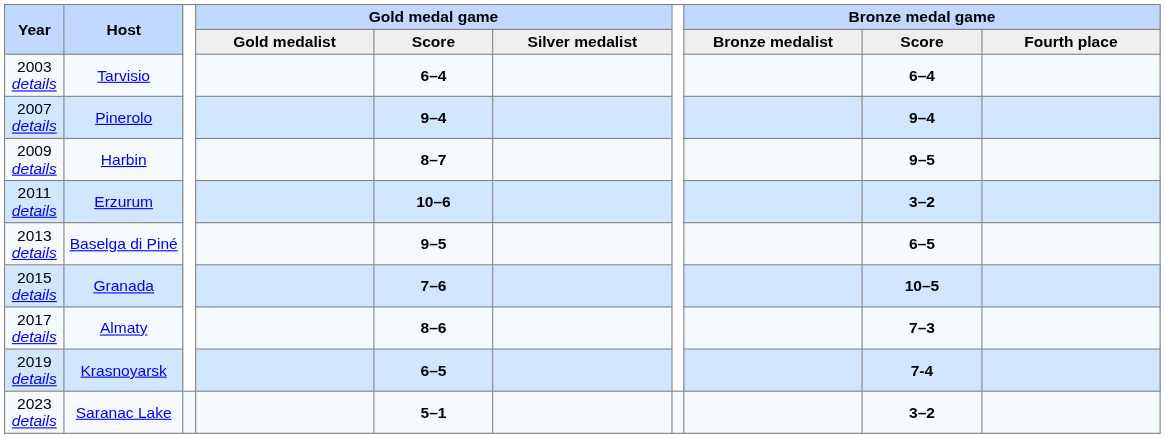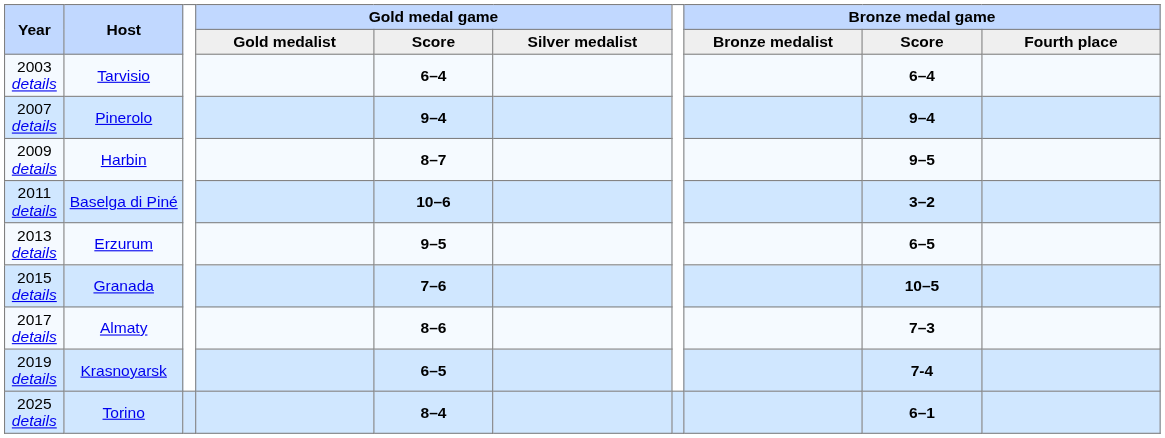(124, 202) Erzurum -> (124, 202) Baselga di Piné
(124, 244) Baselga di Piné -> (124, 244) Erzurum
- row: (34, 412)
+ row: (34, 412)
